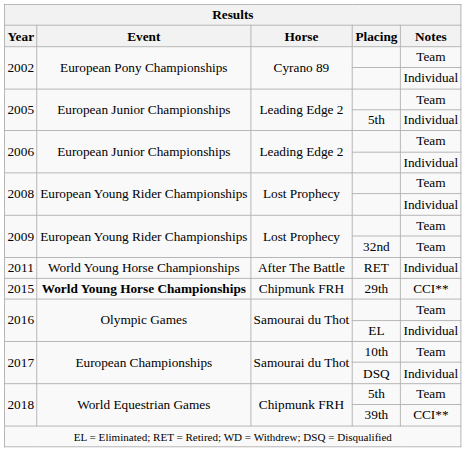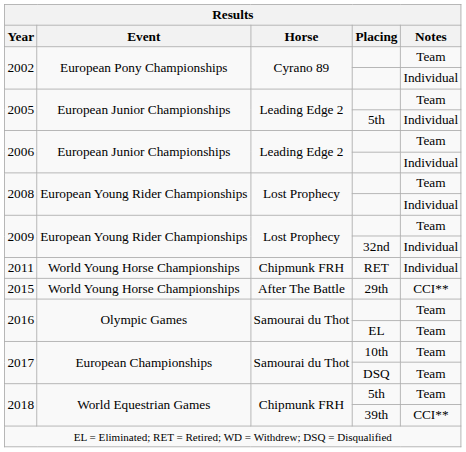(431, 246) Team -> (431, 246) Individual
(301, 267) After The Battle -> (301, 267) Chipmunk FRH
(144, 288) bold -> (144, 288) normal
(301, 288) Chipmunk FRH -> (301, 288) After The Battle
(431, 330) Individual -> (431, 330) Team
(431, 373) Individual -> (431, 373) Team
